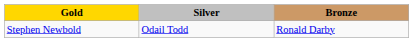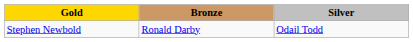columns swapped: (207, 12) <-> (341, 12)
